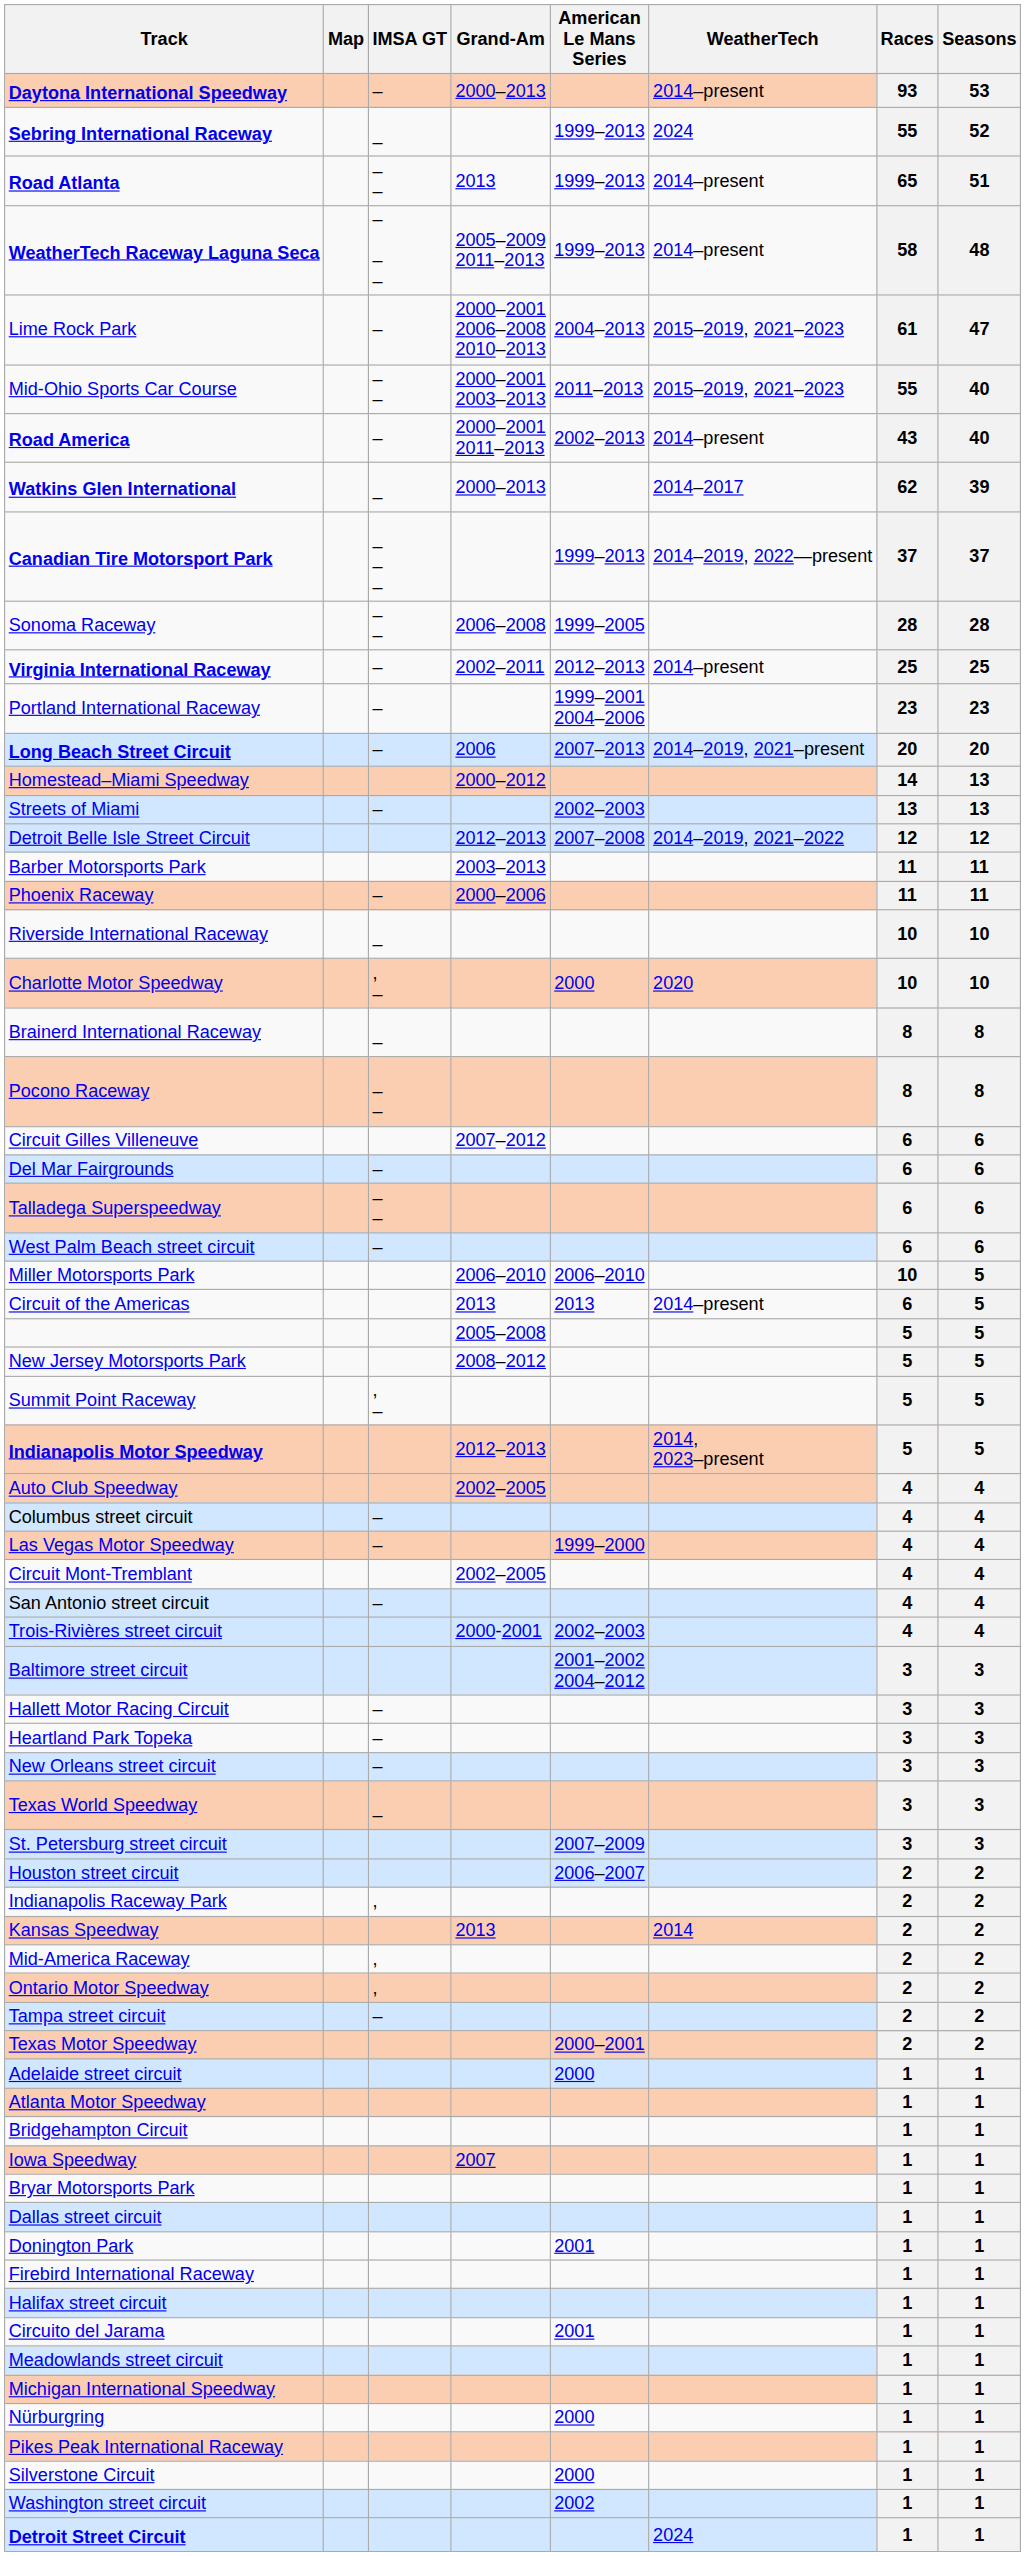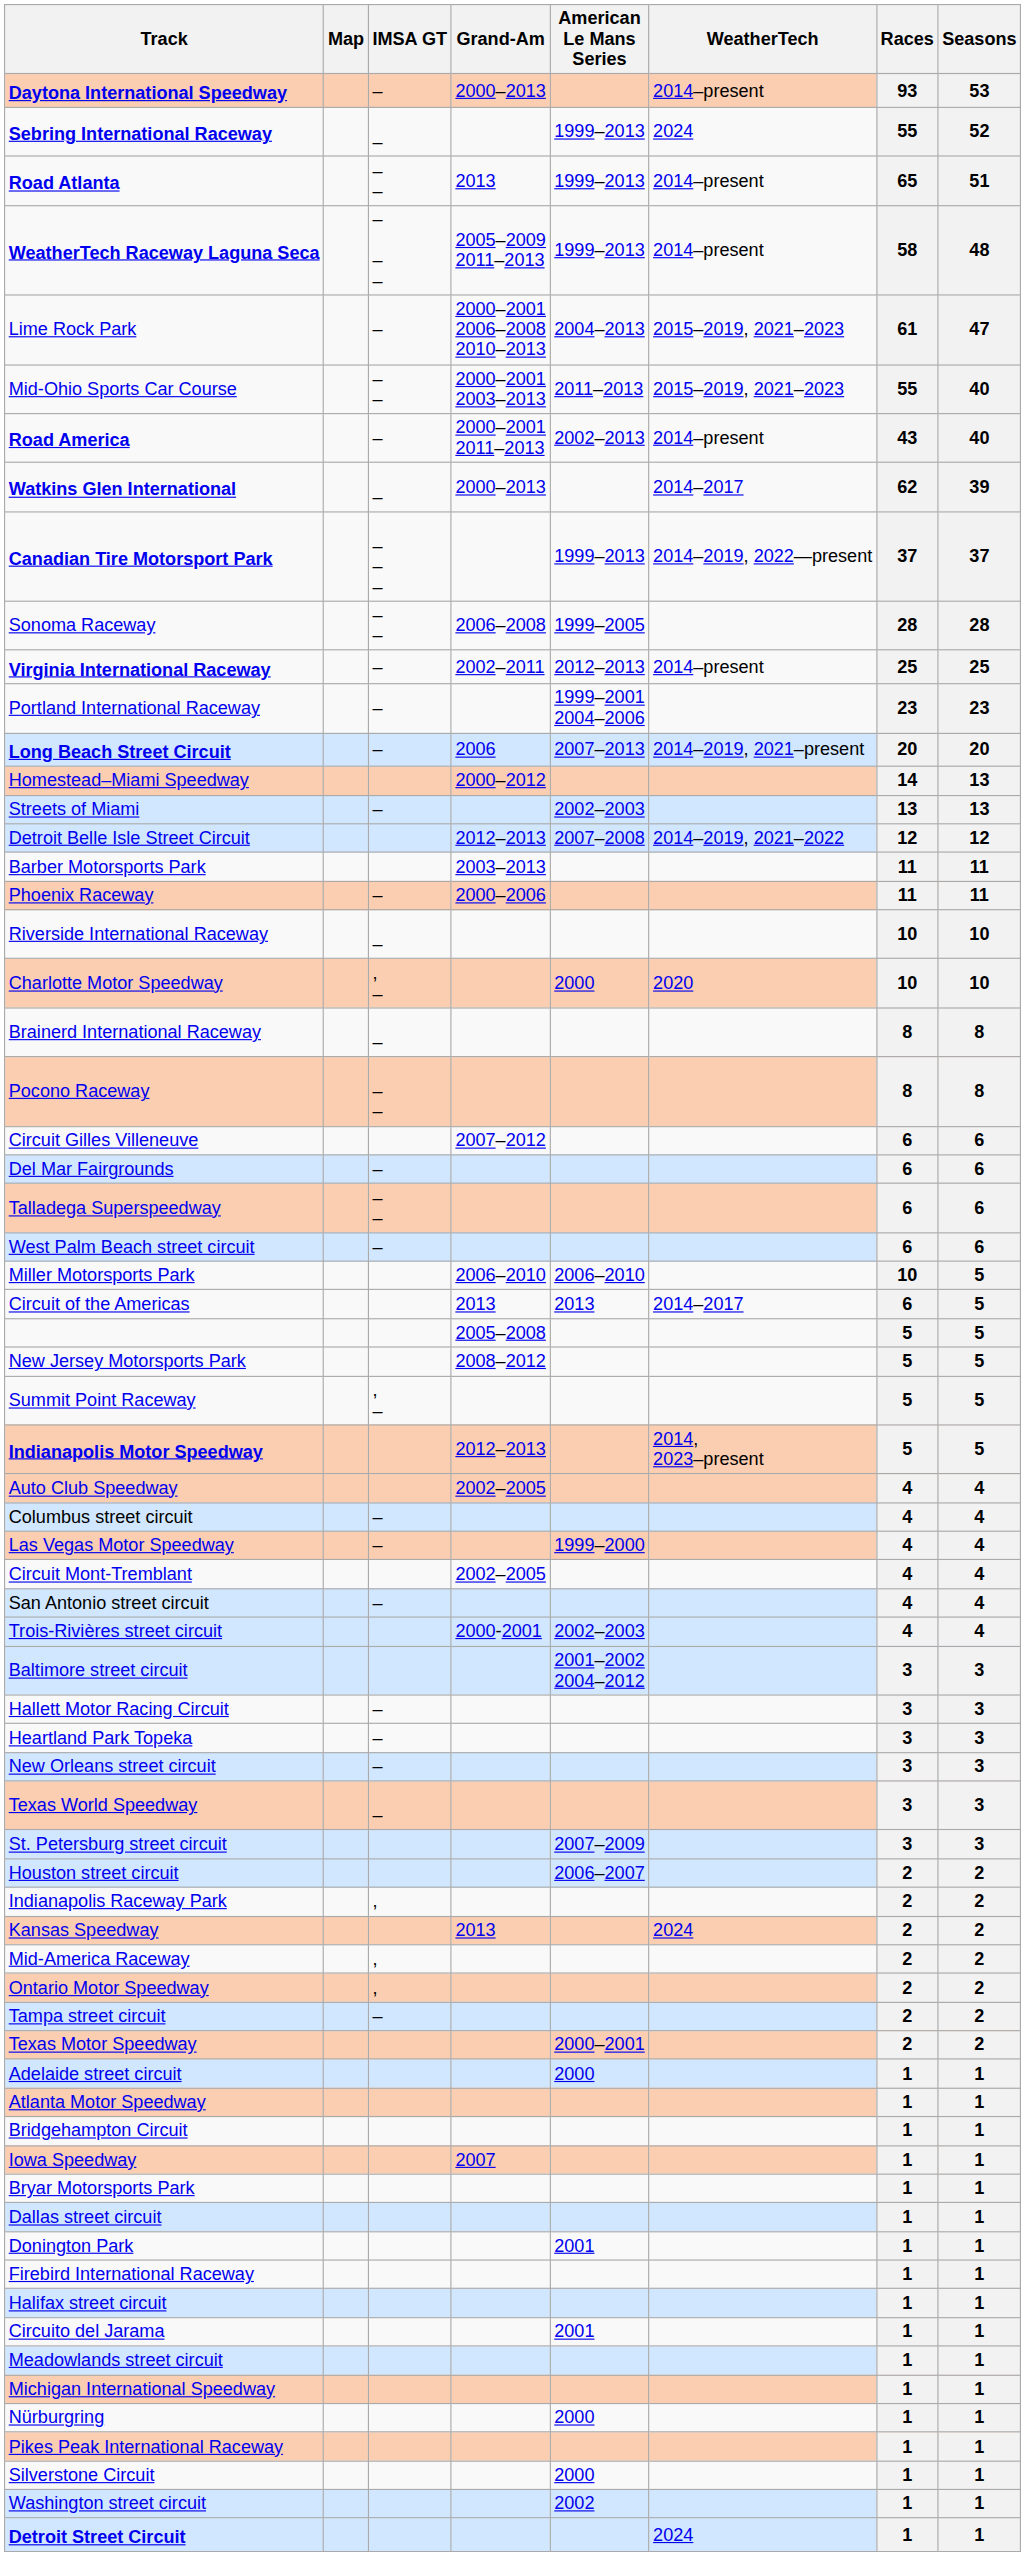(708, 1304) 2014–present -> (698, 1304) 2014–2017
(673, 1930) 2014 -> (673, 1930) 2024
